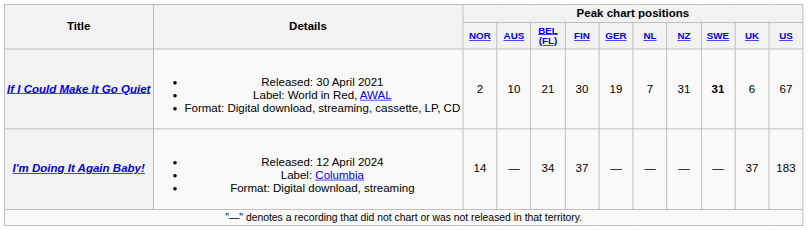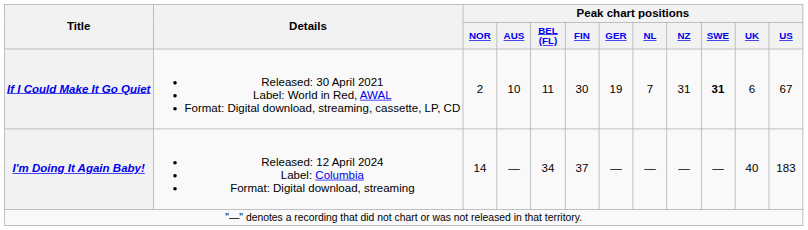(548, 89) 21 -> (548, 89) 11
(752, 169) 37 -> (752, 169) 40
